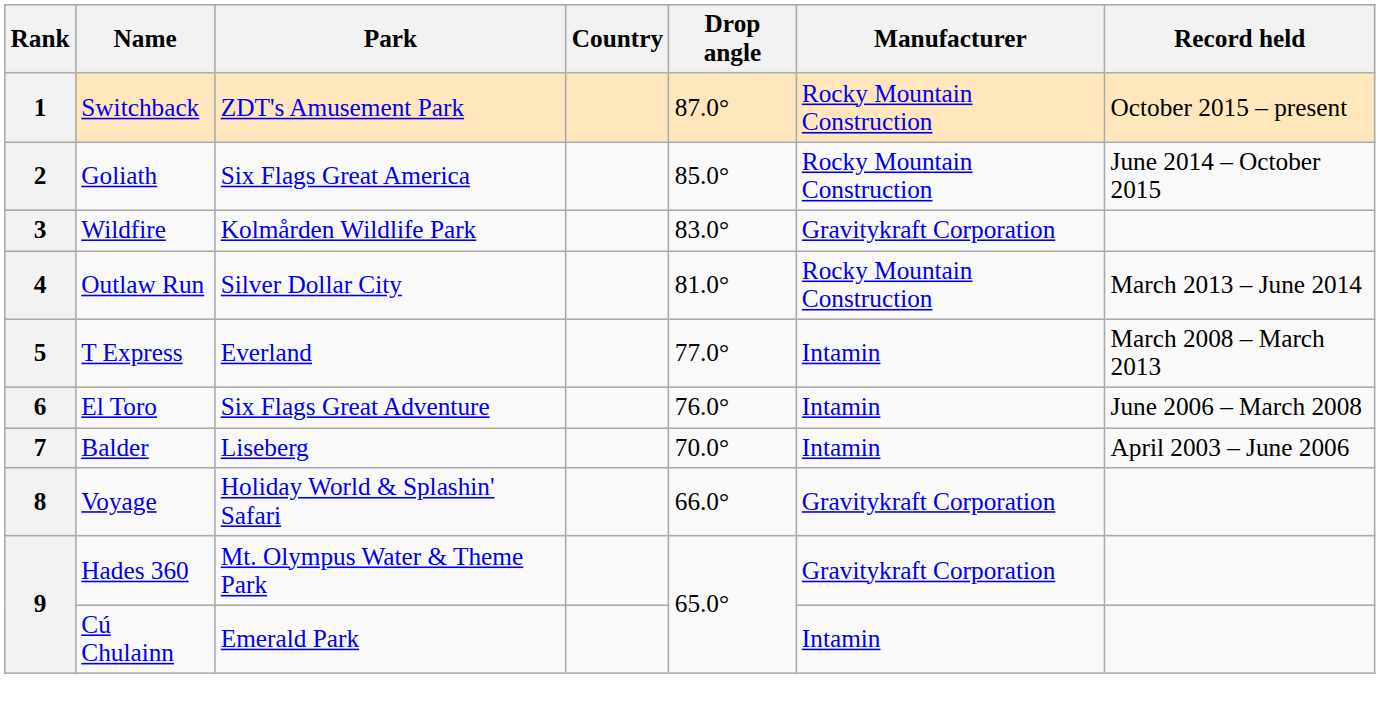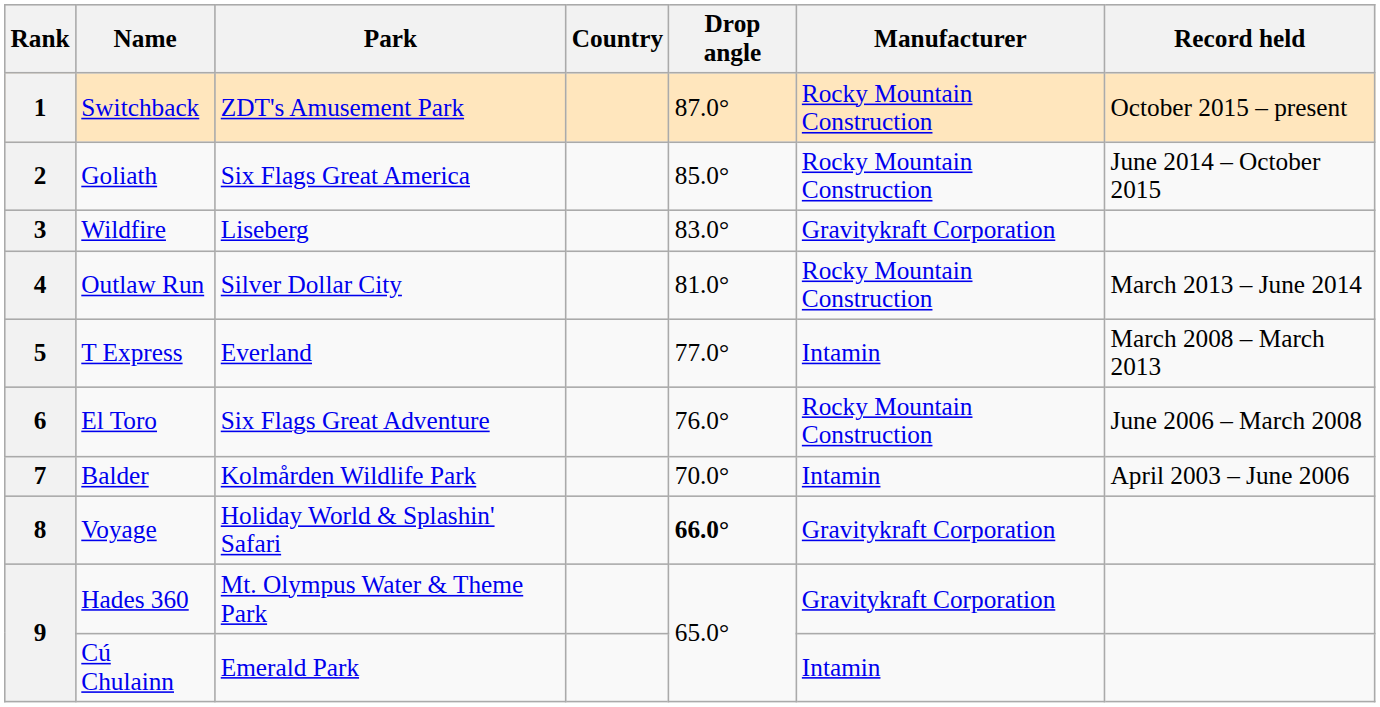(348, 230) Kolmården Wildlife Park -> (265, 230) Liseberg
(841, 407) Intamin -> (887, 421) Rocky Mountain Construction
(265, 447) Liseberg -> (348, 475) Kolmården Wildlife Park
(702, 501) normal -> (702, 530) bold
